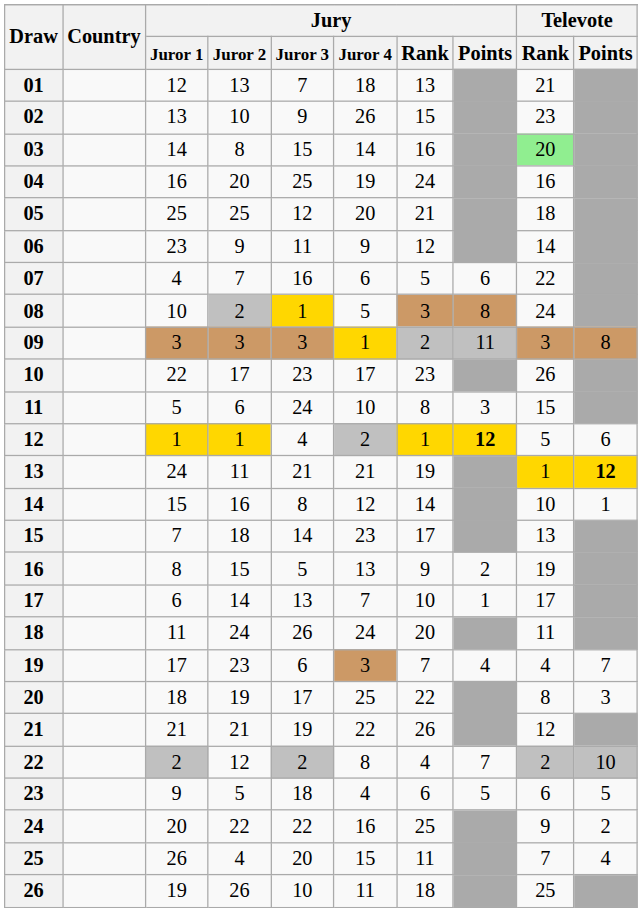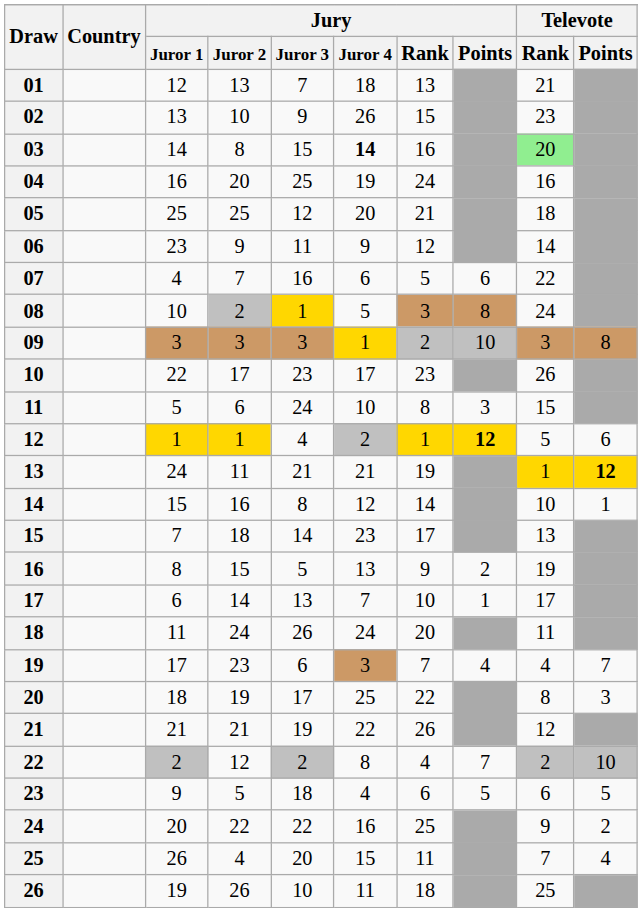(365, 149) normal -> (365, 149) bold
(485, 342) 11 -> (485, 342) 10
